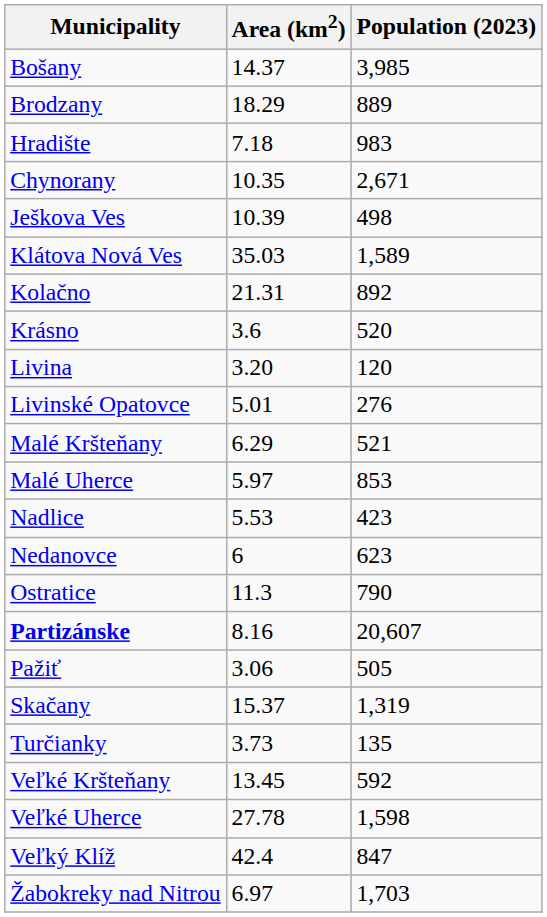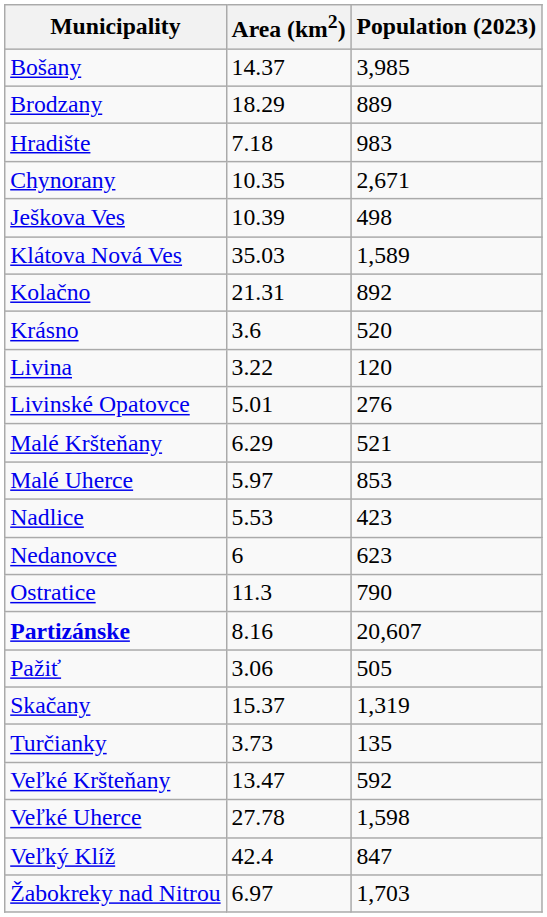(252, 367) 3.20 -> (252, 367) 3.22
(258, 780) 13.45 -> (258, 780) 13.47
